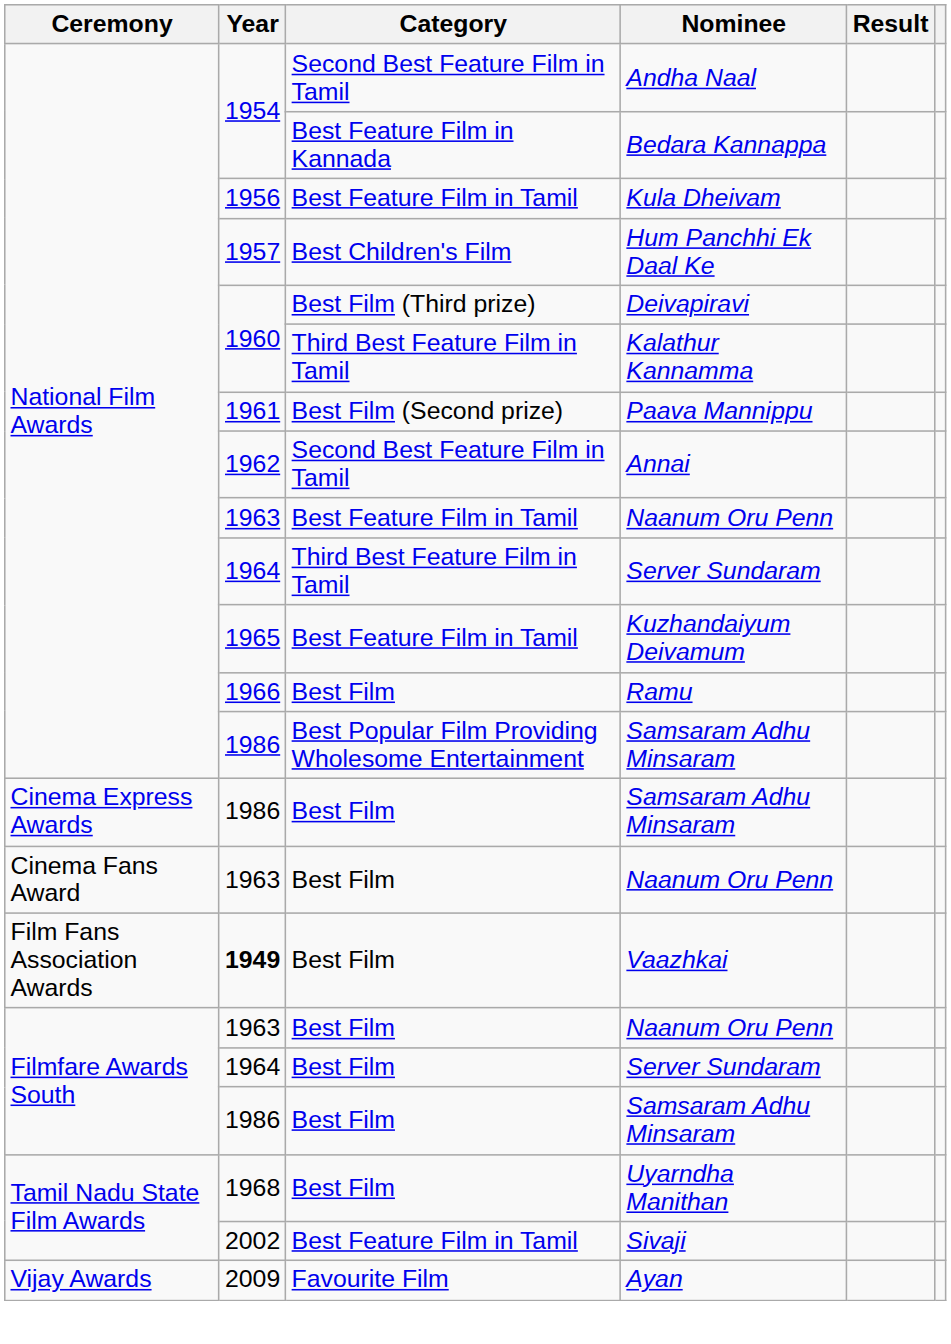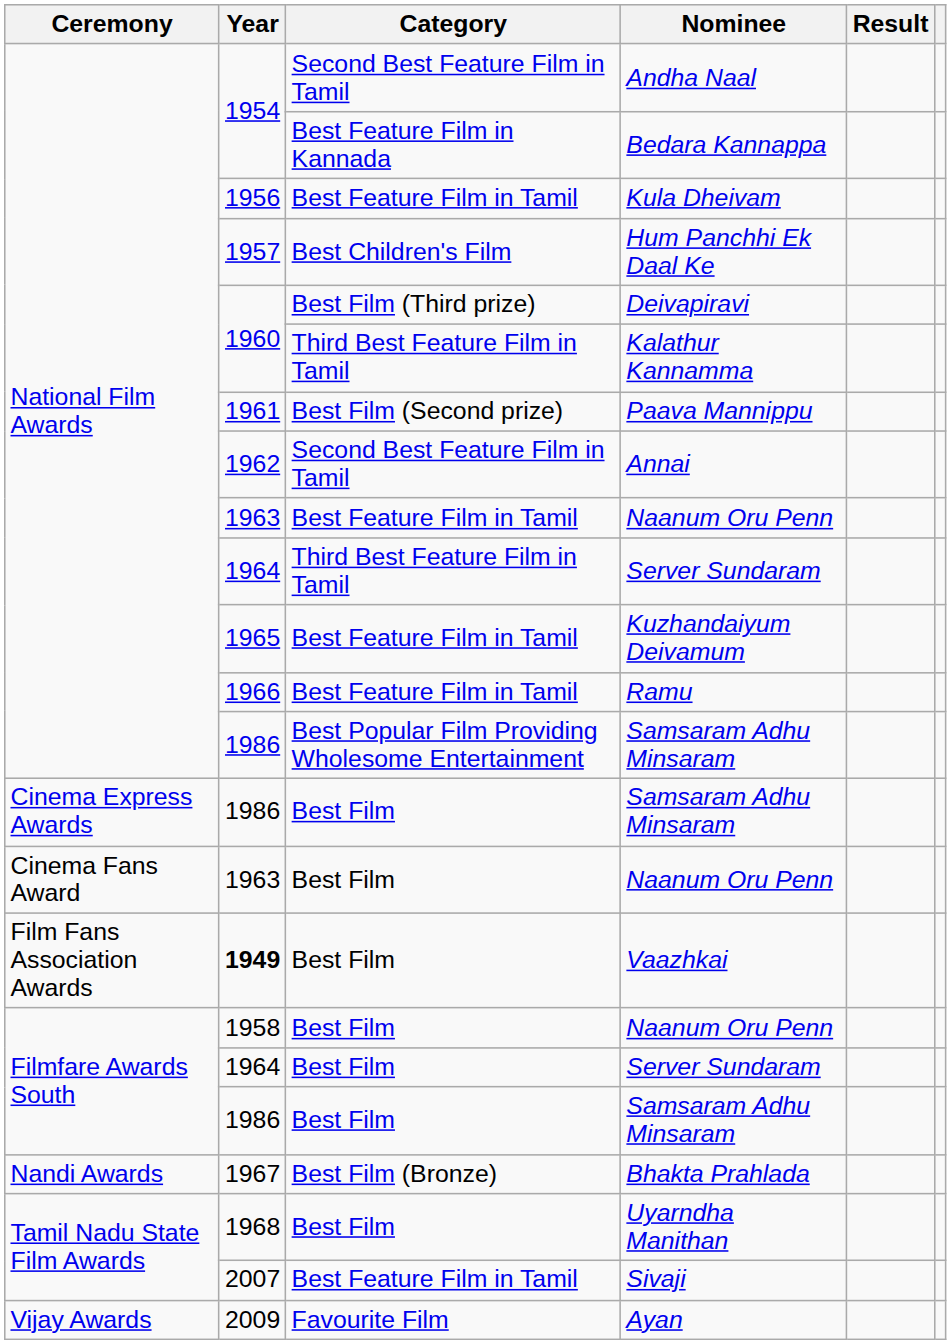(343, 691) Best Film -> (435, 691) Best Feature Film in Tamil
(253, 1027) 1963 -> (253, 1027) 1958
+ row: (87, 1173)
(253, 1240) 2002 -> (253, 1280) 2007
